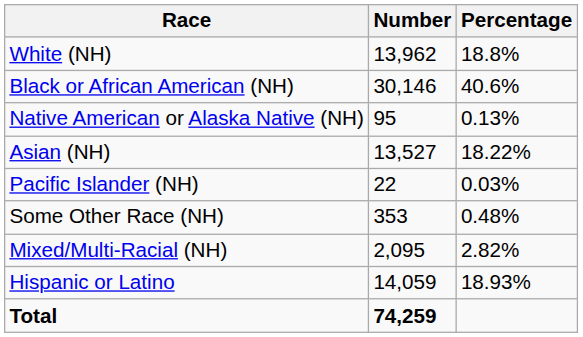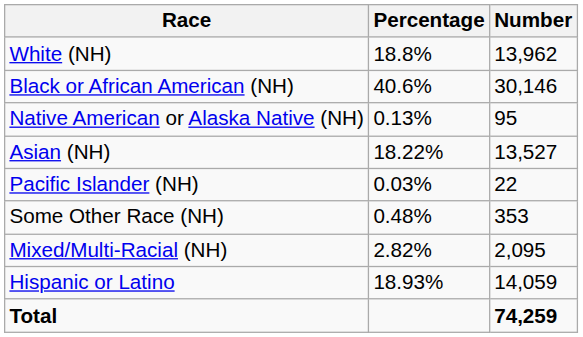columns swapped: (412, 20) <-> (517, 20)
